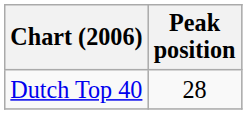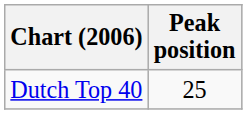(195, 89) 28 -> (195, 89) 25
